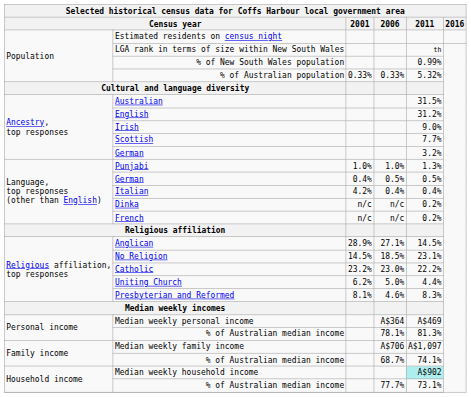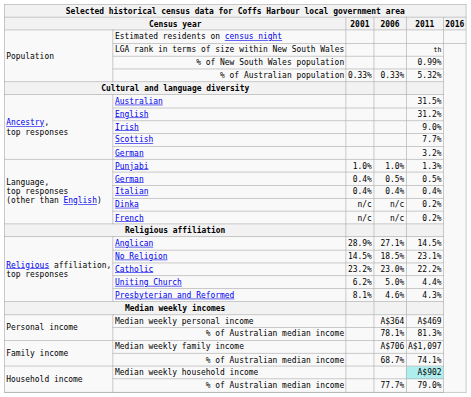(362, 192) 4.2% -> (362, 192) 0.4%
(430, 295) 8.3% -> (430, 295) 4.3%
(430, 386) 73.1% -> (430, 386) 79.0%
